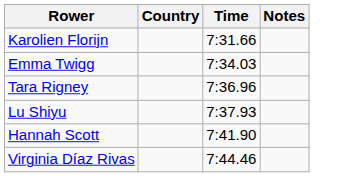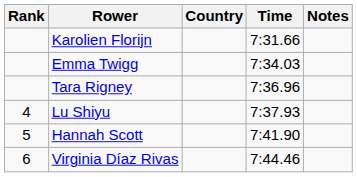+ column: (26, 16)
